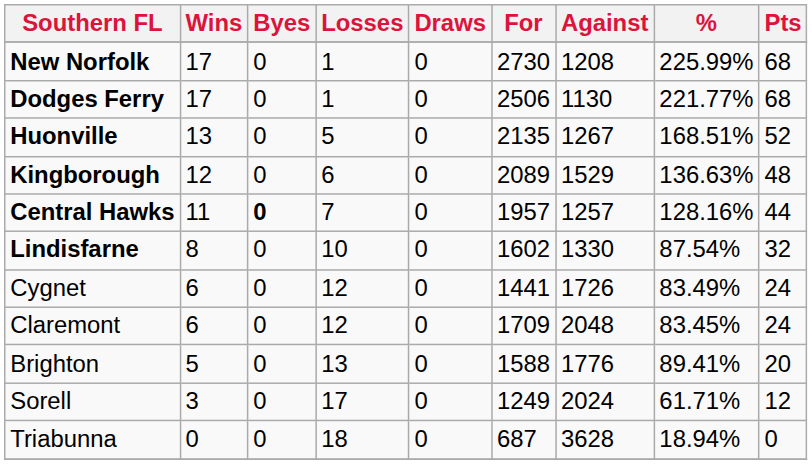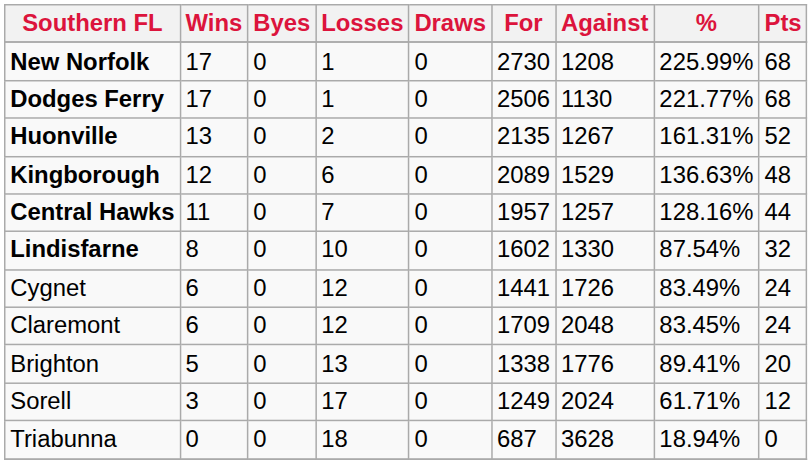(328, 136) 5 -> (328, 136) 2
(706, 136) 168.51% -> (706, 136) 161.31%
(260, 212) bold -> (260, 212) normal
(523, 363) 1588 -> (523, 363) 1338
